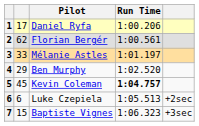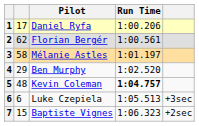(22, 56) 33 -> (22, 56) 58
(22, 85) 45 -> (22, 85) 48
(179, 99) +2sec -> (179, 99) +3sec
(179, 114) +3sec -> (179, 114) +2sec
